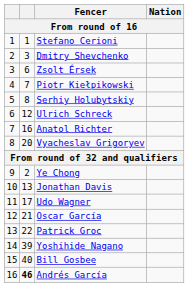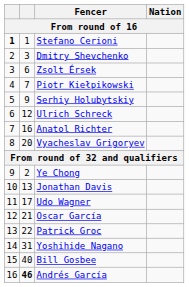(12, 41) normal -> (12, 41) bold
(27, 99) 8 -> (27, 99) 9
(27, 246) 39 -> (27, 246) 31
